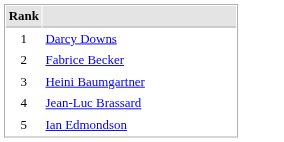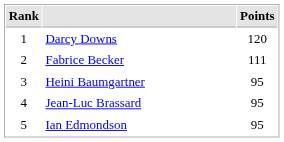+ column: (257, 16)
